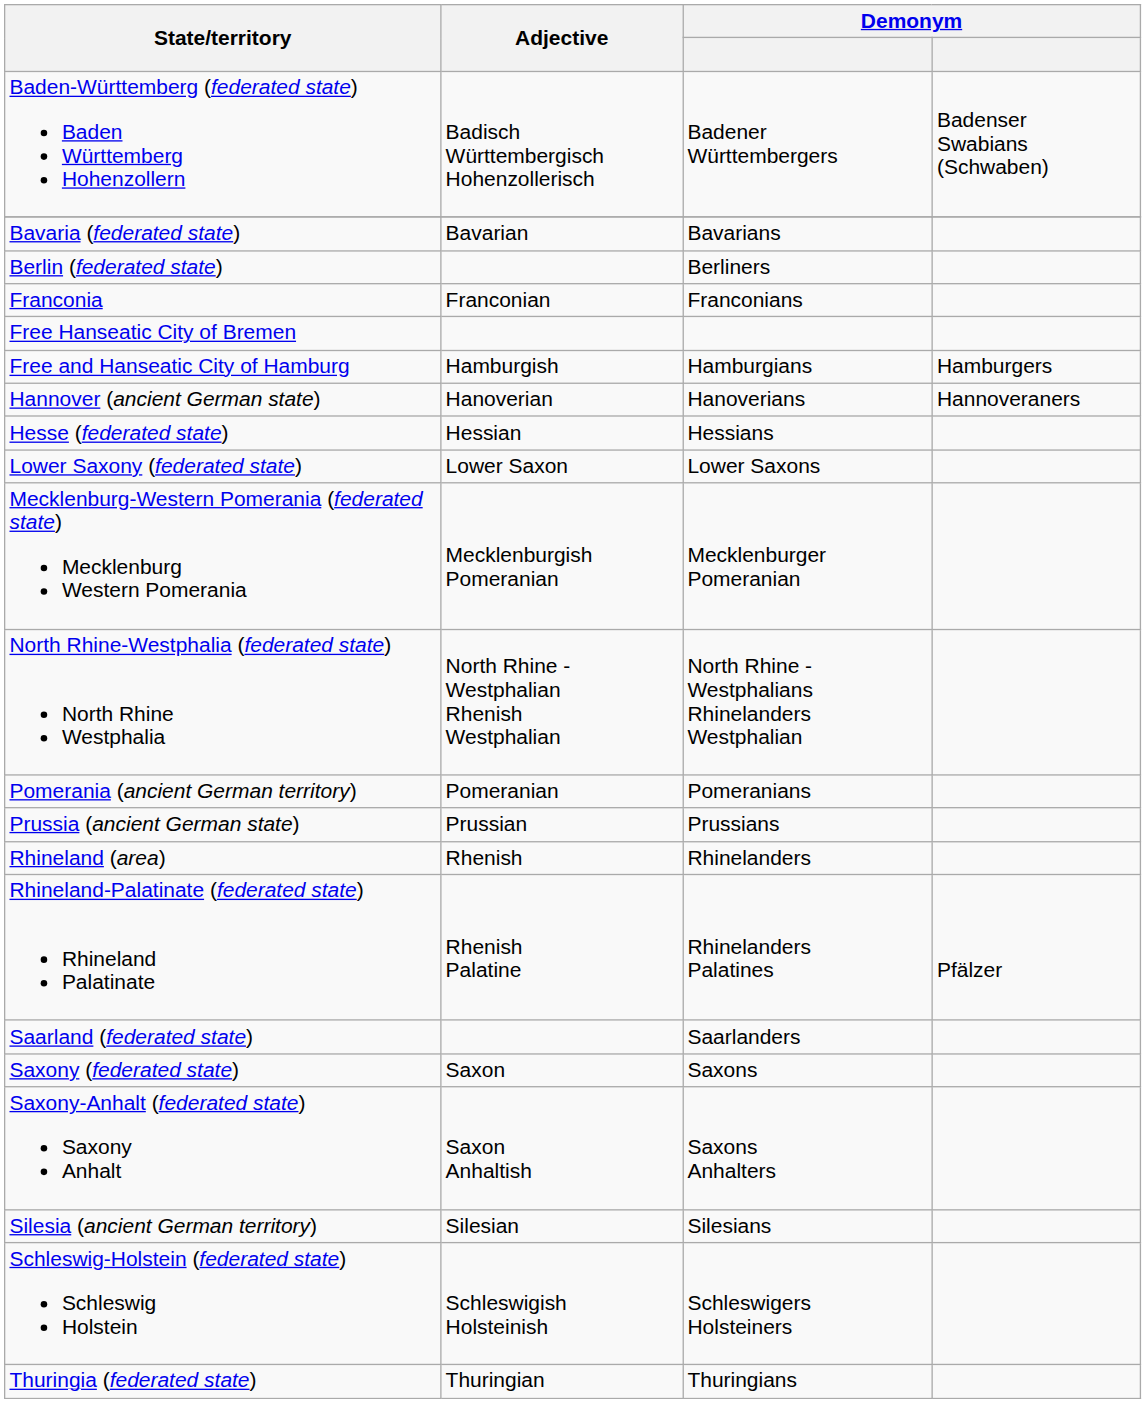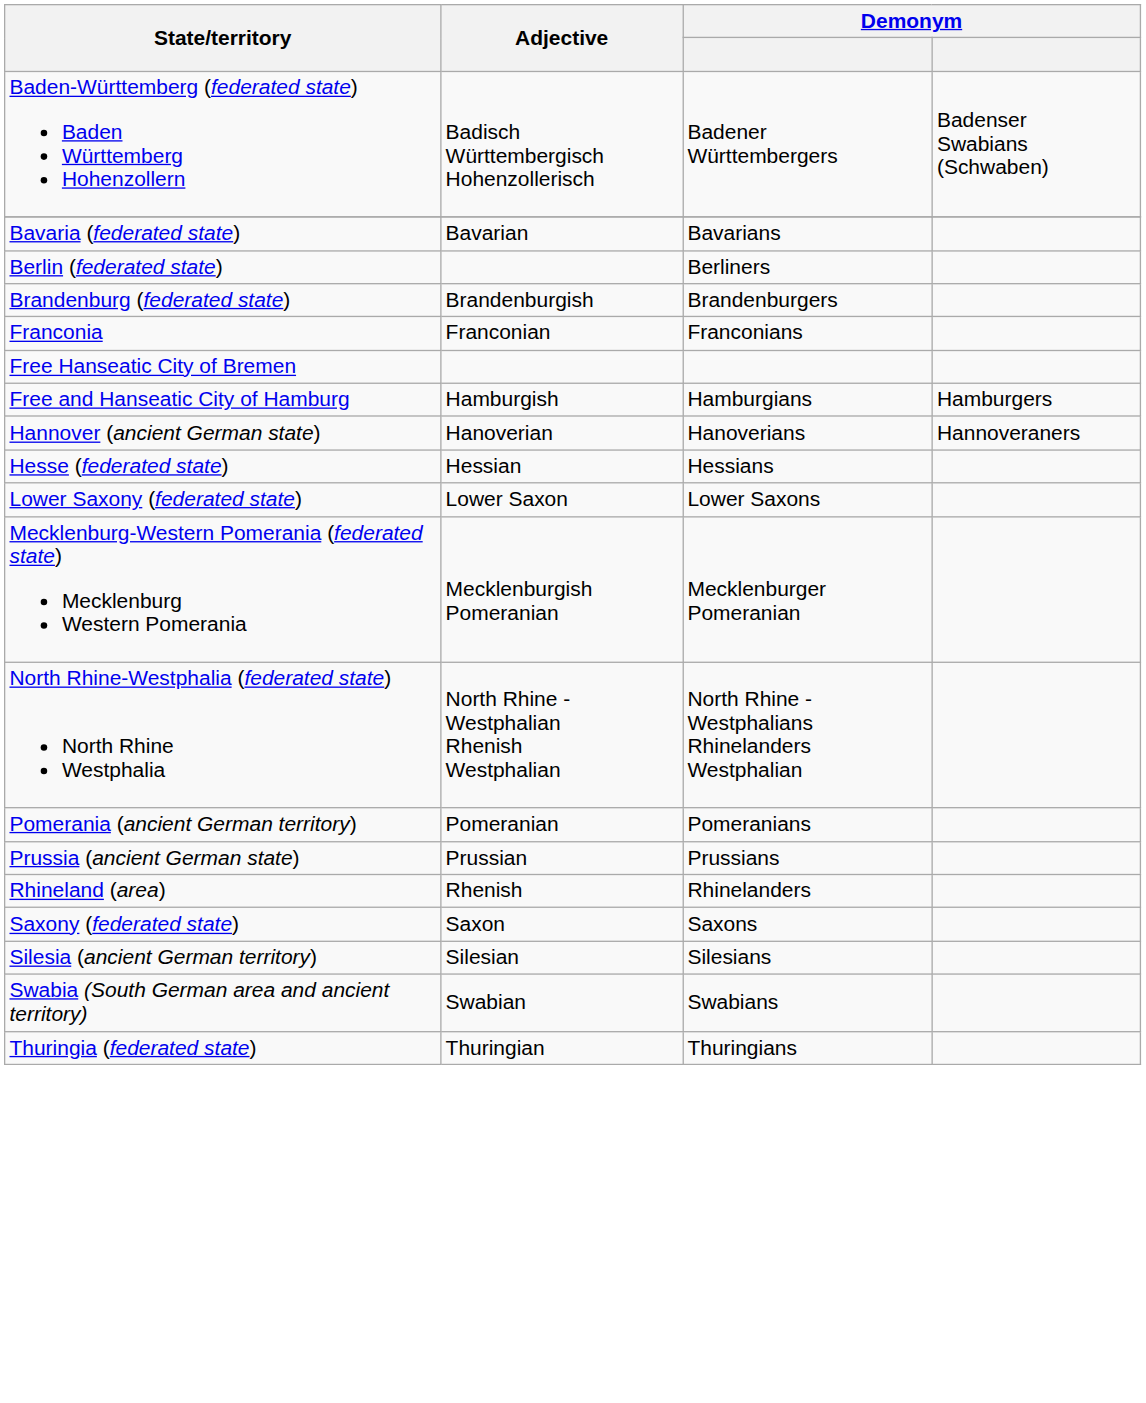+ row: (150, 299)
- row: (223, 937)
- row: (131, 1036)
- row: (223, 1138)
- row: (223, 1293)
+ row: (199, 1002)
